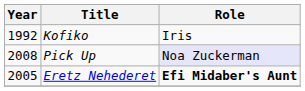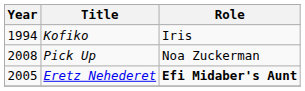(22, 35) 1992 -> (22, 35) 1994
(211, 55) lavender background -> (211, 55) no background
